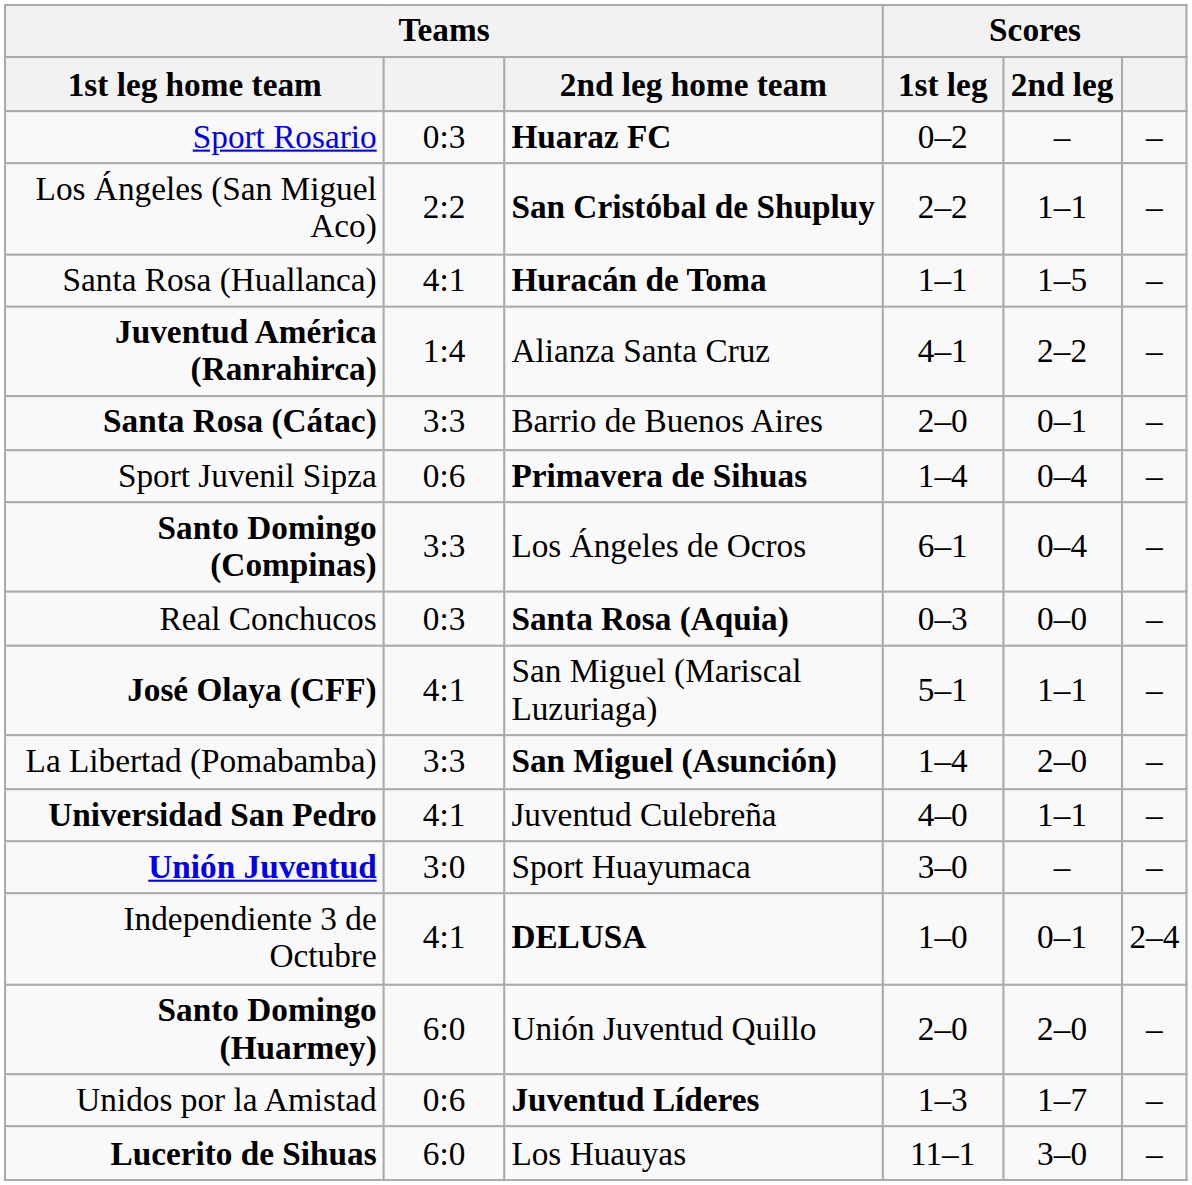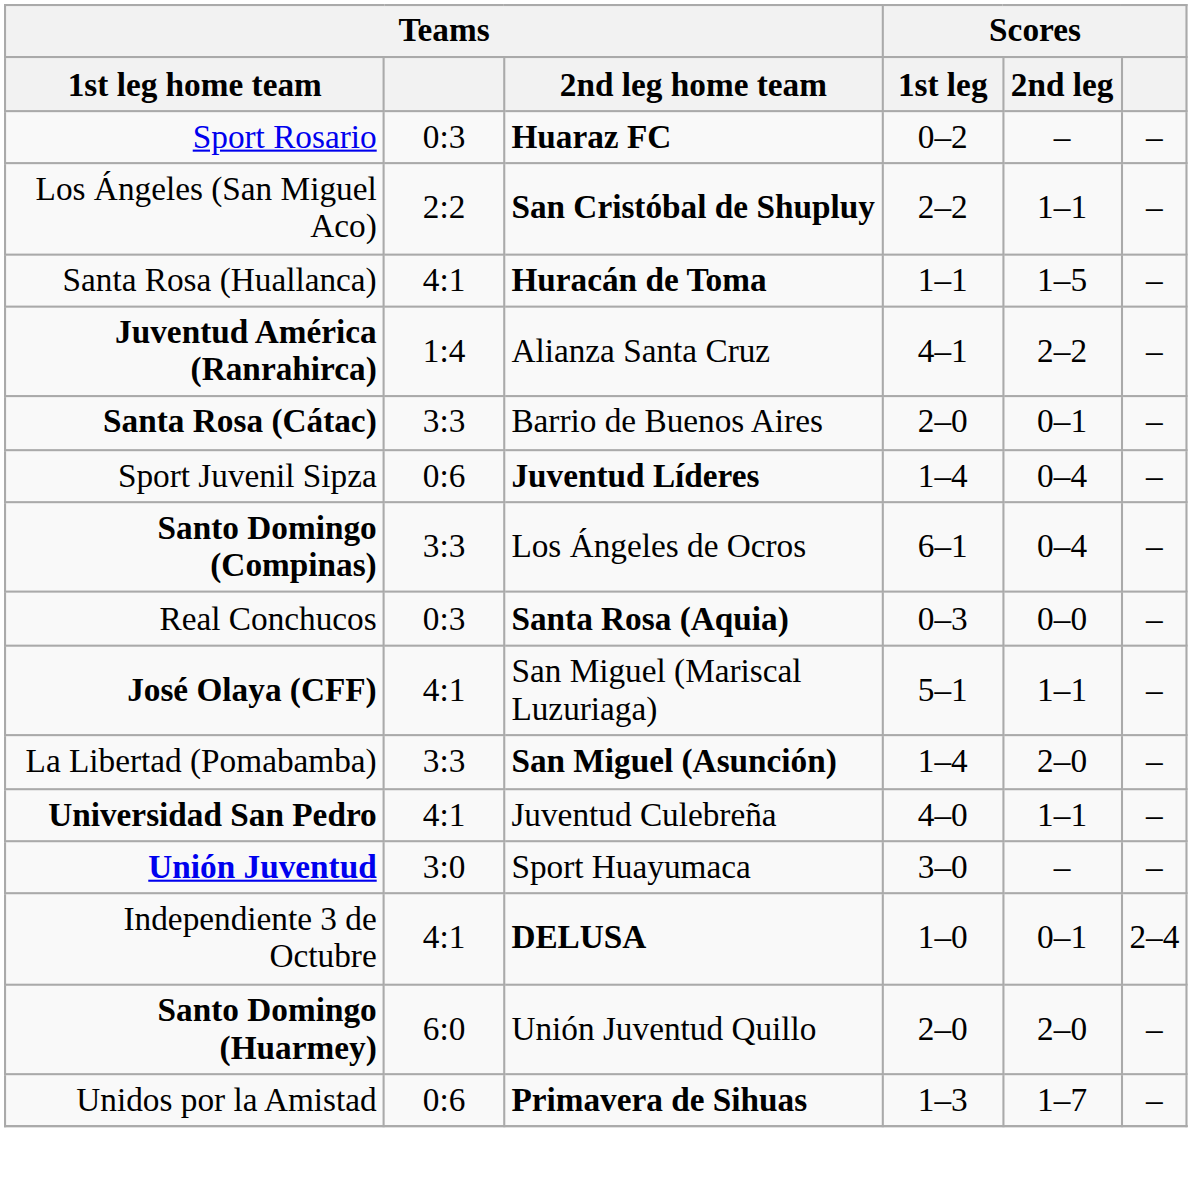(659, 475) Primavera de Sihuas -> (635, 475) Juventud Líderes
(635, 1100) Juventud Líderes -> (659, 1100) Primavera de Sihuas
- row: (244, 1152)
